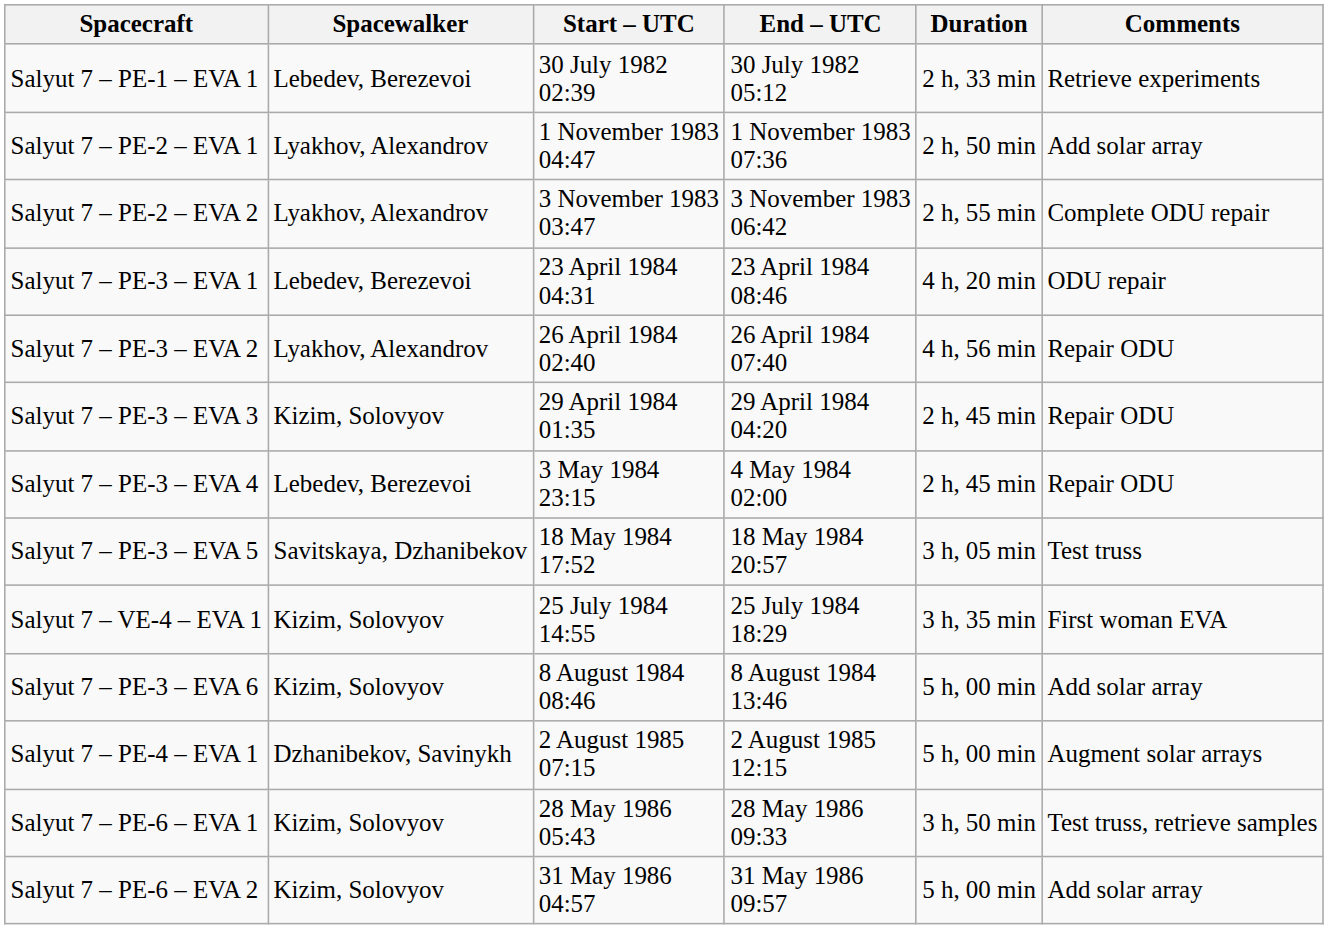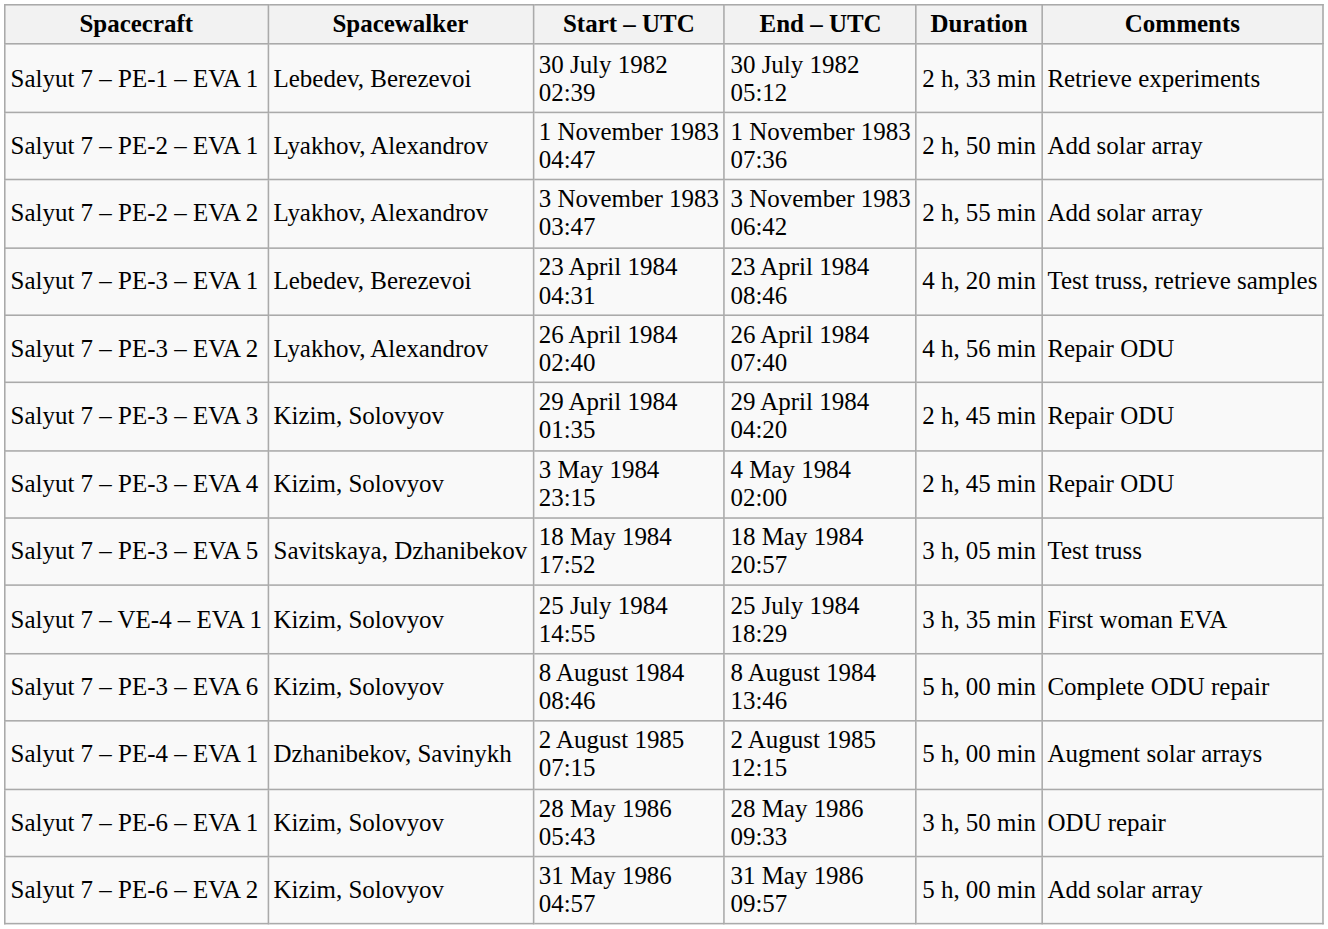(1158, 213) Complete ODU repair -> (1125, 213) Add solar array
(1107, 280) ODU repair -> (1182, 280) Test truss, retrieve samples
(372, 483) Lebedev, Berezevoi -> (359, 483) Kizim, Solovyov
(1125, 686) Add solar array -> (1158, 686) Complete ODU repair
(1182, 822) Test truss, retrieve samples -> (1107, 822) ODU repair
